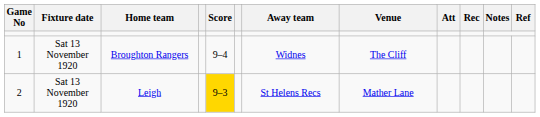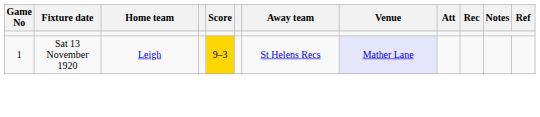- row: (150, 54)
(19, 93) 2 -> (19, 54) 1
(388, 93) no background -> (388, 54) lavender background
